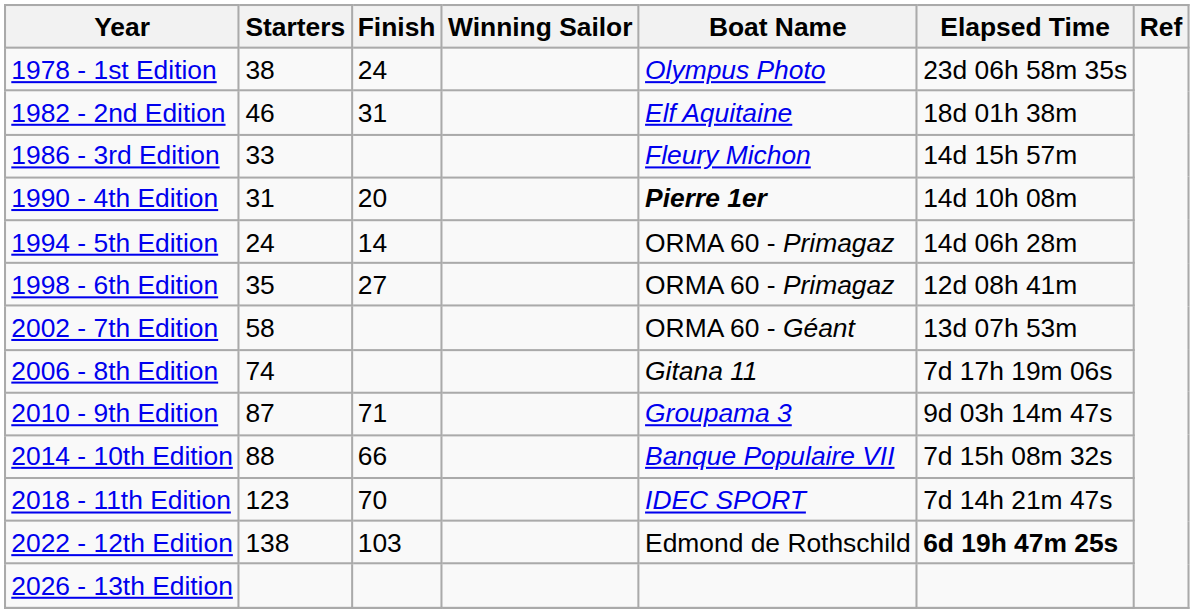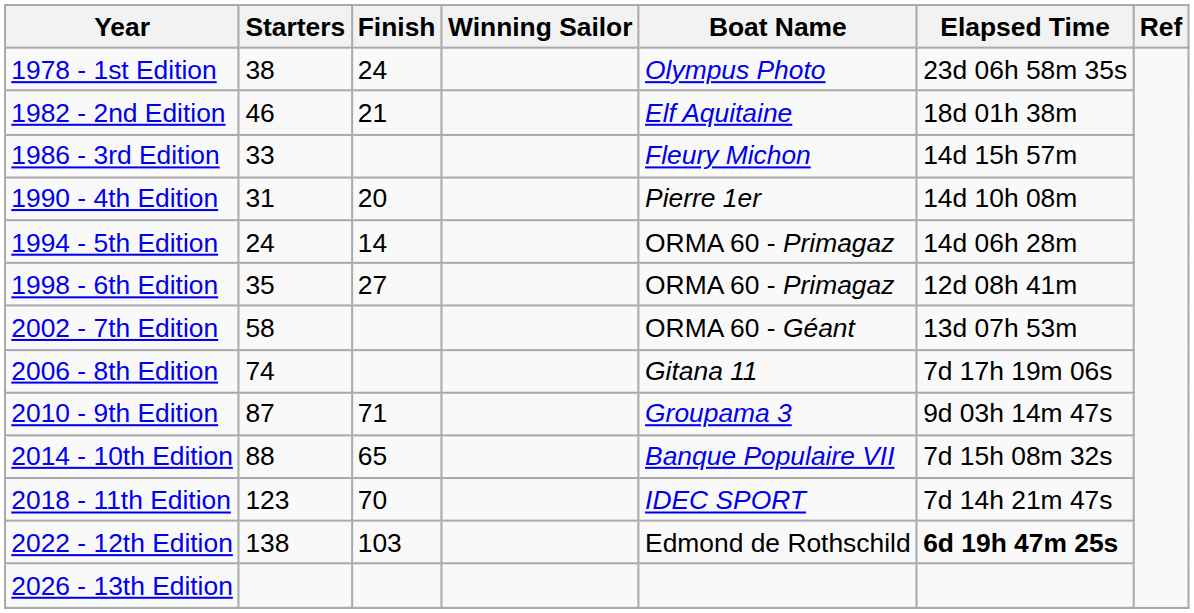(372, 113) 31 -> (372, 113) 21
(706, 199) bold -> (703, 199) normal
(372, 457) 66 -> (372, 457) 65
